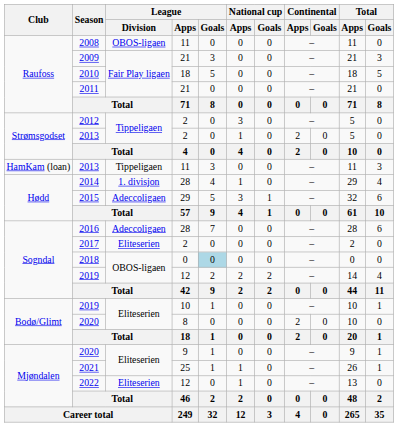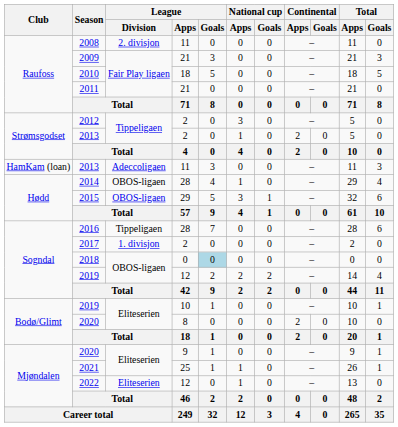(139, 43) OBOS-ligaen -> (139, 43) 2. divisjon
(139, 167) Tippeligaen -> (139, 167) Adeccoligaen
(139, 182) 1. divisjon -> (139, 182) OBOS-ligaen
(139, 197) Adeccoligaen -> (139, 197) OBOS-ligaen
(139, 228) Adeccoligaen -> (139, 228) Tippeligaen
(139, 244) Eliteserien -> (139, 244) 1. divisjon
